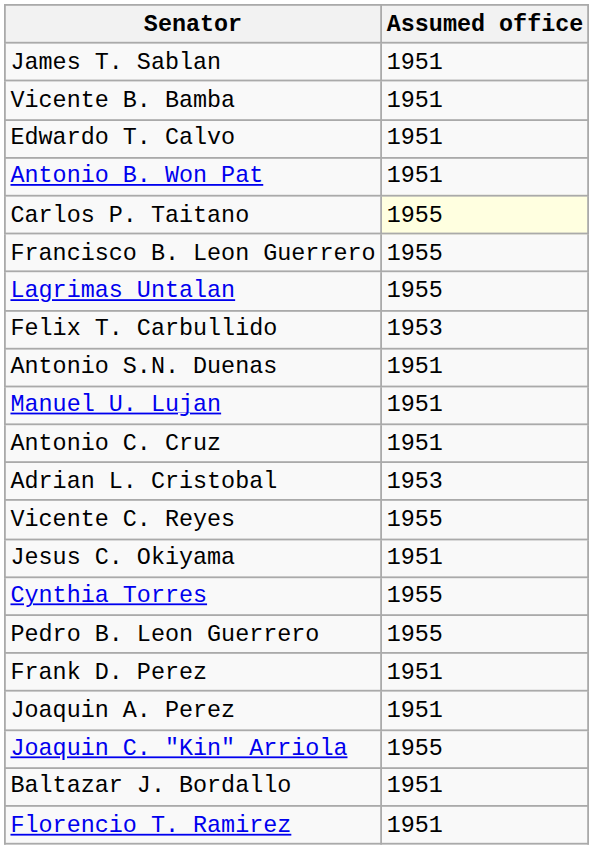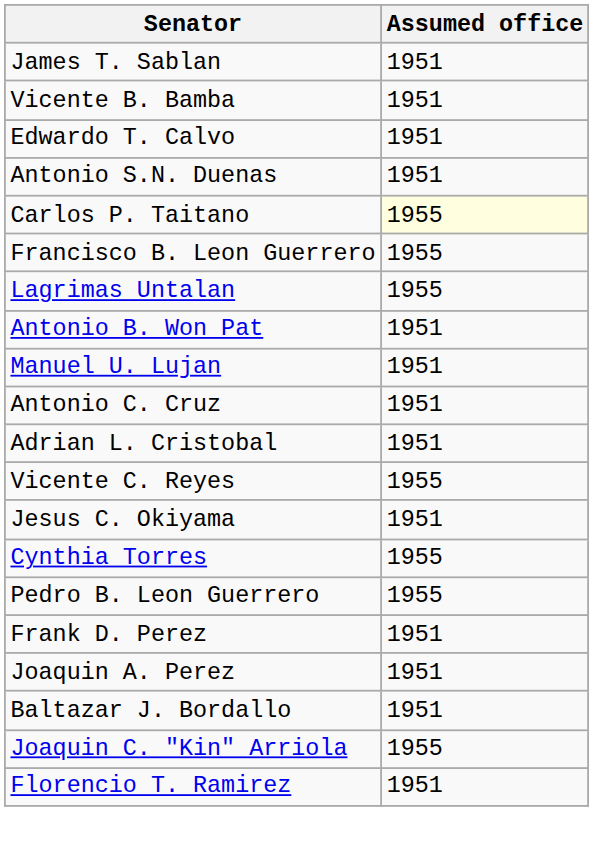rows swapped: (137, 177) <-> (144, 367)
- row: (144, 329)
(415, 482) 1953 -> (415, 443) 1951
rows swapped: (179, 749) <-> (151, 787)
